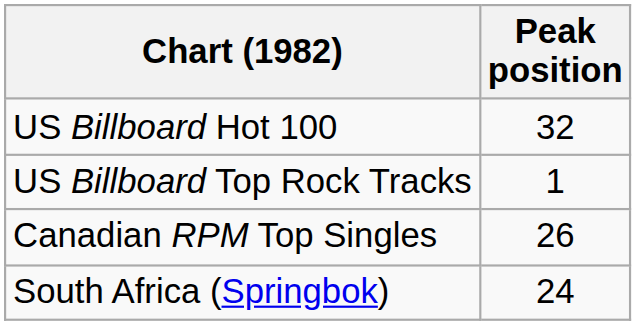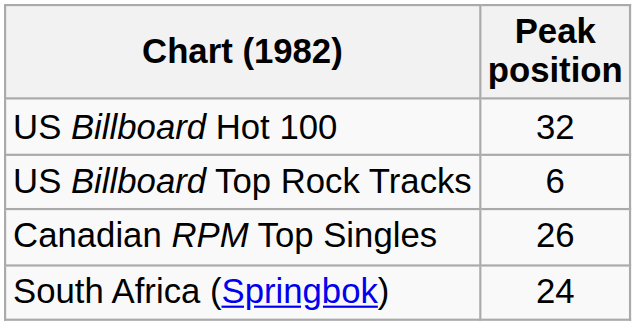(555, 181) 1 -> (555, 181) 6
